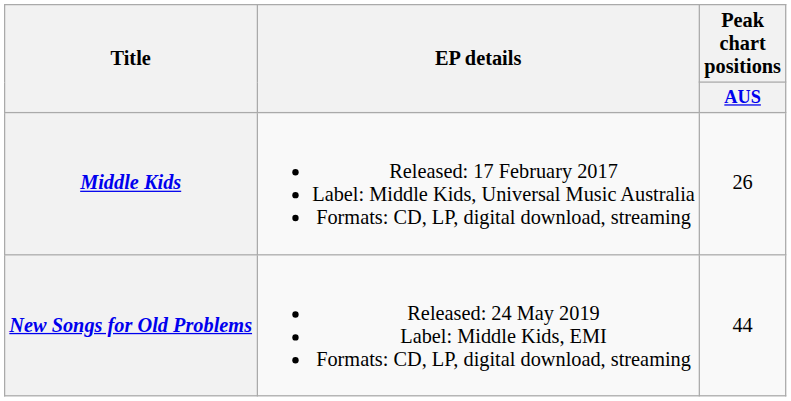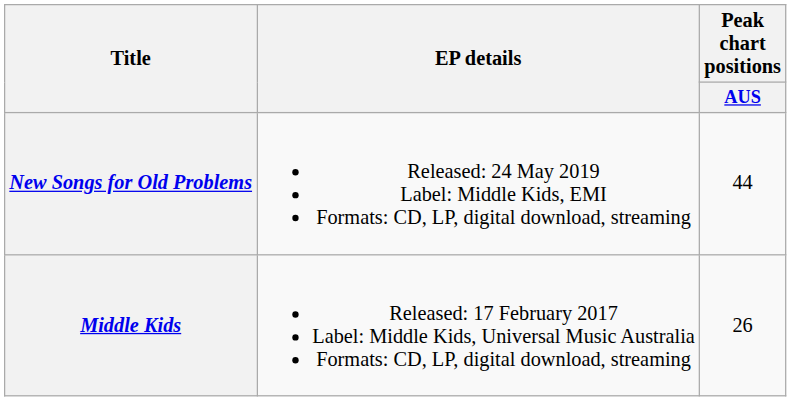rows swapped: (131, 183) <-> (131, 324)
